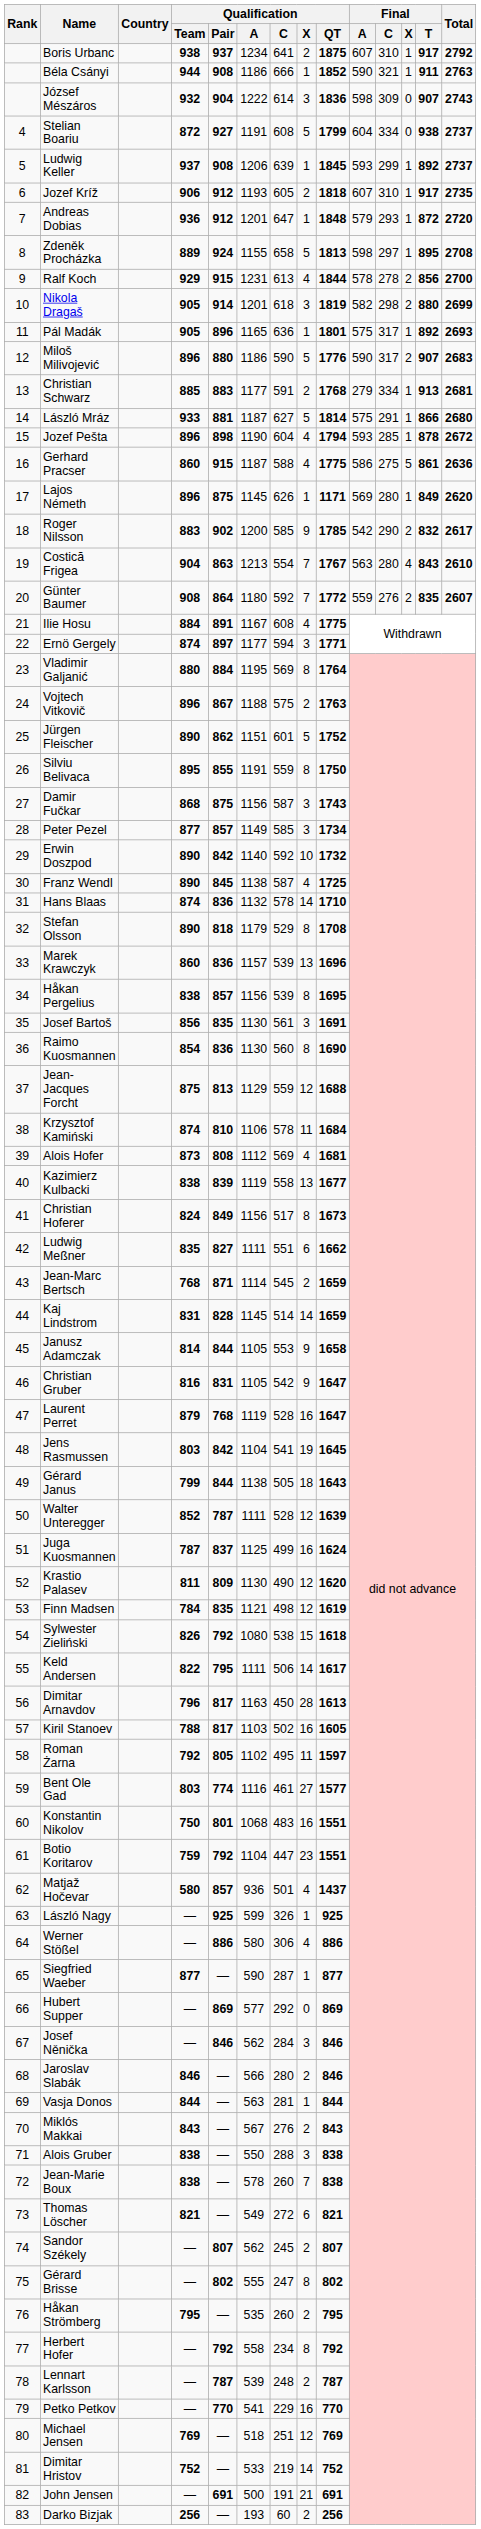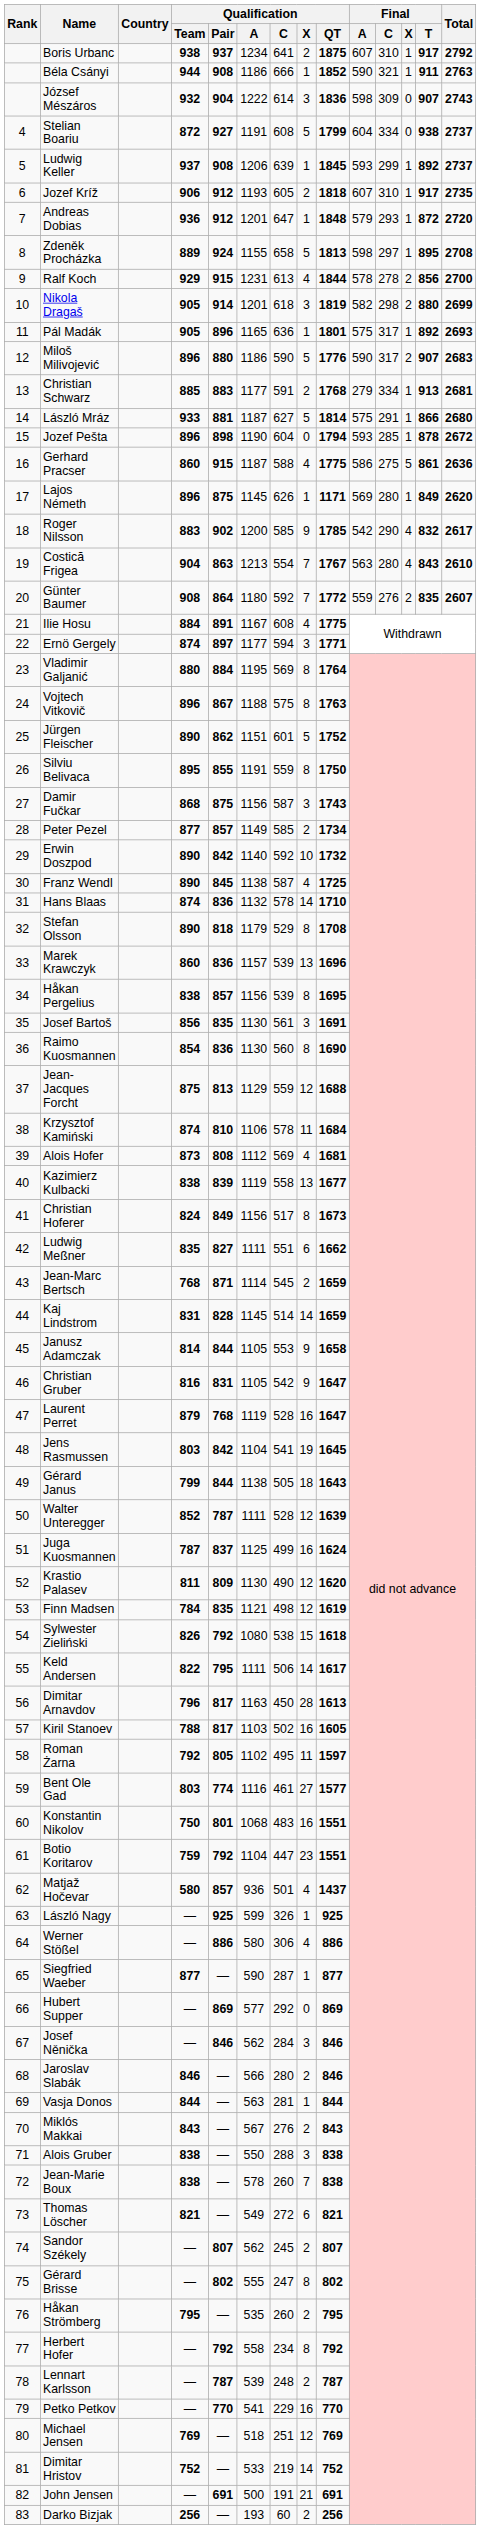(306, 437) 4 -> (306, 437) 0
(409, 531) 2 -> (409, 531) 4
(306, 703) 2 -> (306, 703) 8
(306, 830) 3 -> (306, 830) 2
